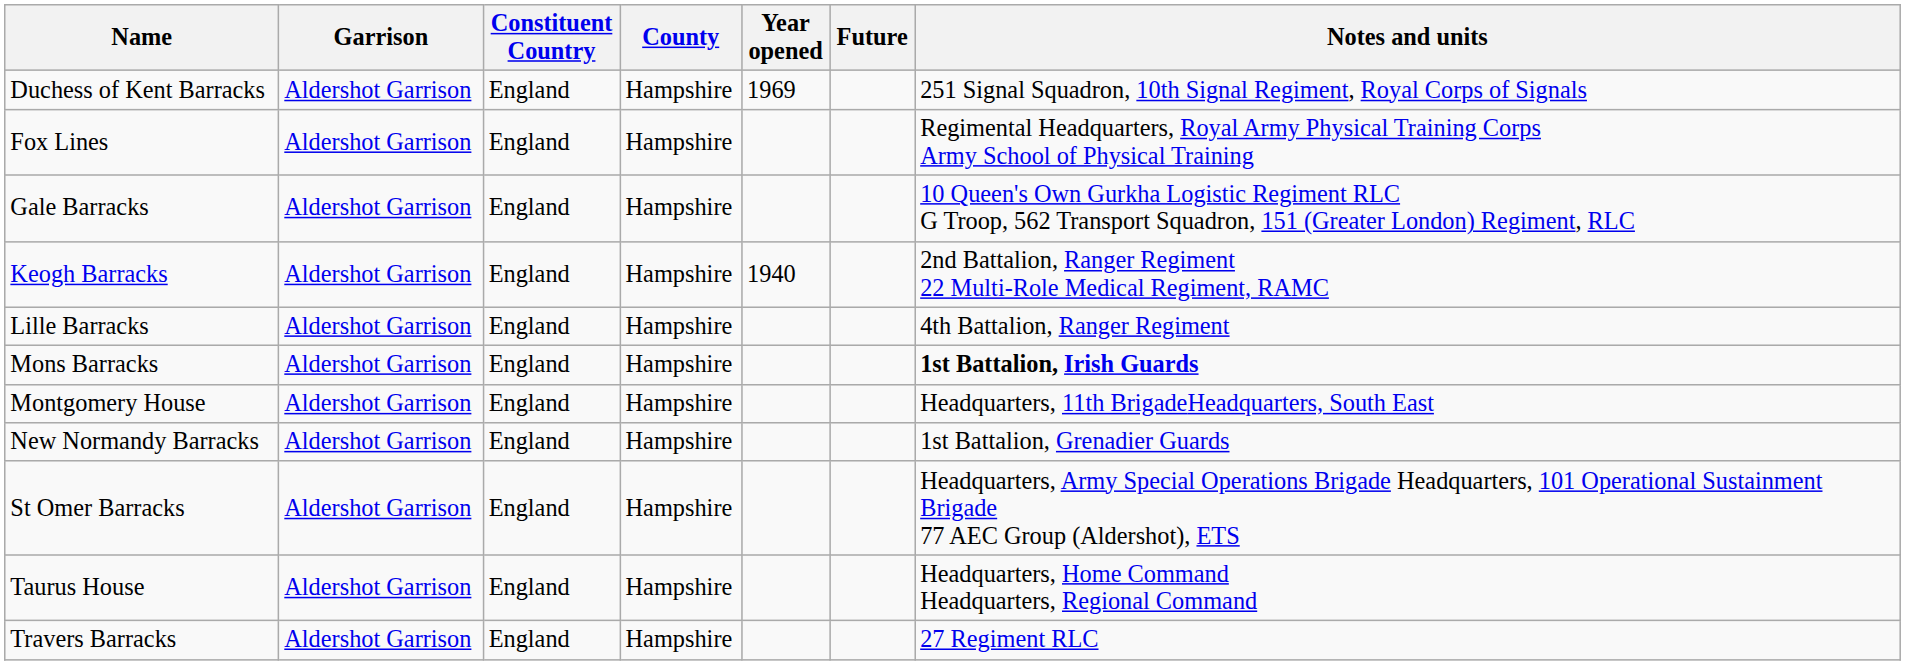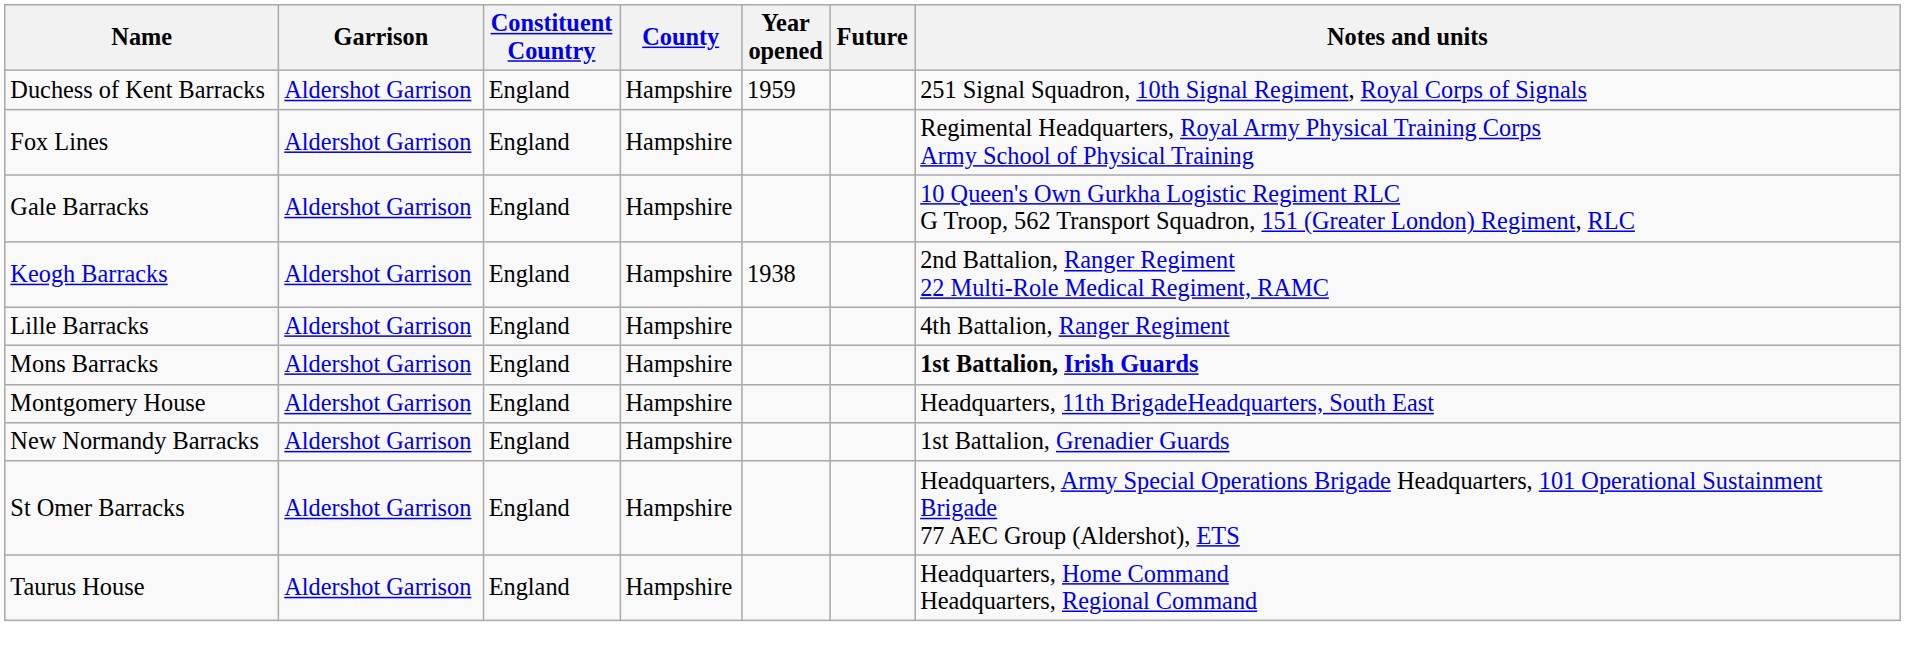(771, 89) 1969 -> (771, 89) 1959
(771, 273) 1940 -> (771, 273) 1938
- row: (93, 639)
